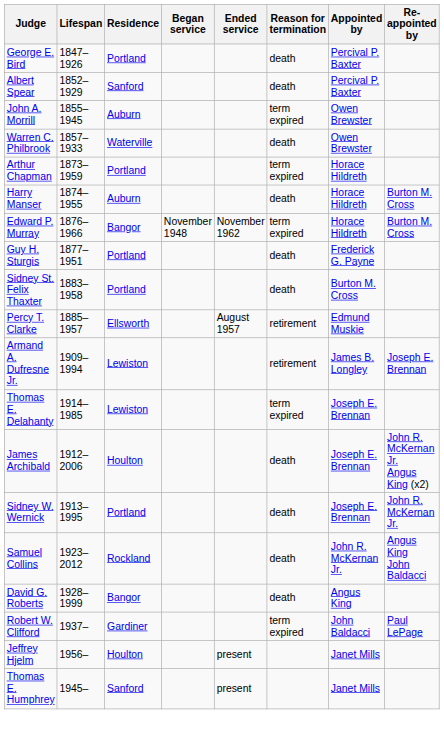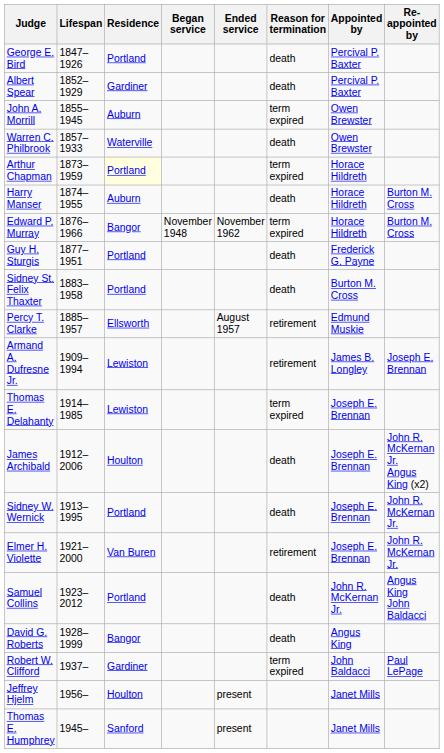(125, 86) Sanford -> (127, 86) Gardiner
(126, 171) no background -> (126, 171) lightyellow background
+ row: (27, 552)
(129, 558) Rockland -> (126, 598) Portland
